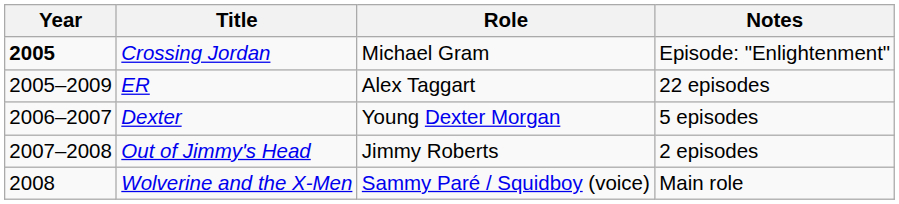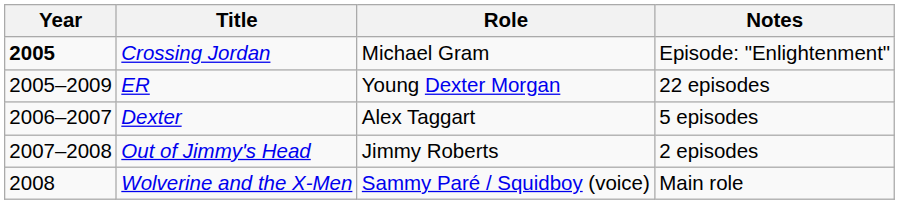(419, 85) Alex Taggart -> (461, 85) Young Dexter Morgan
(461, 118) Young Dexter Morgan -> (419, 118) Alex Taggart
